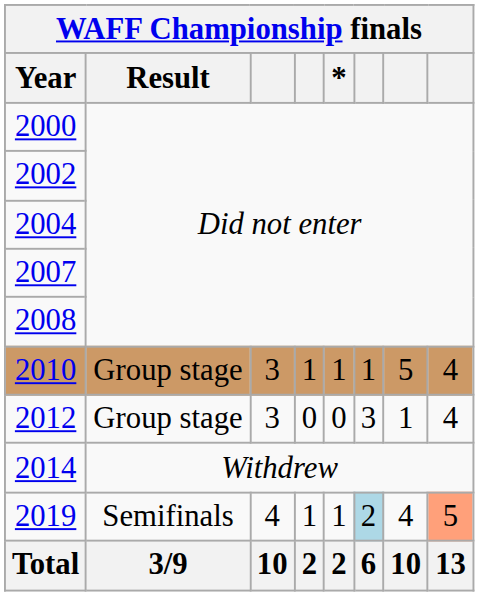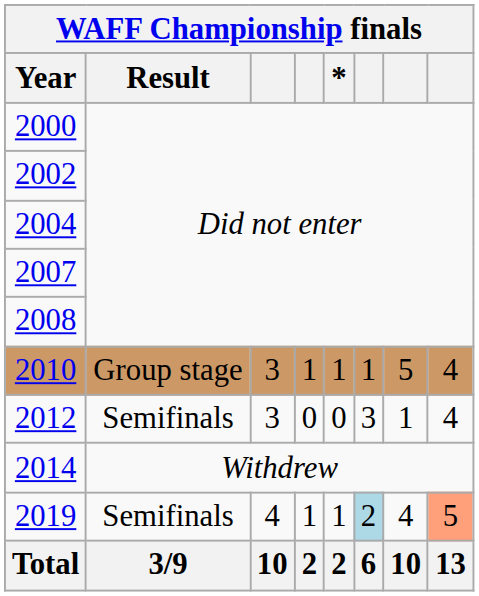(168, 418) Group stage -> (168, 418) Semifinals
